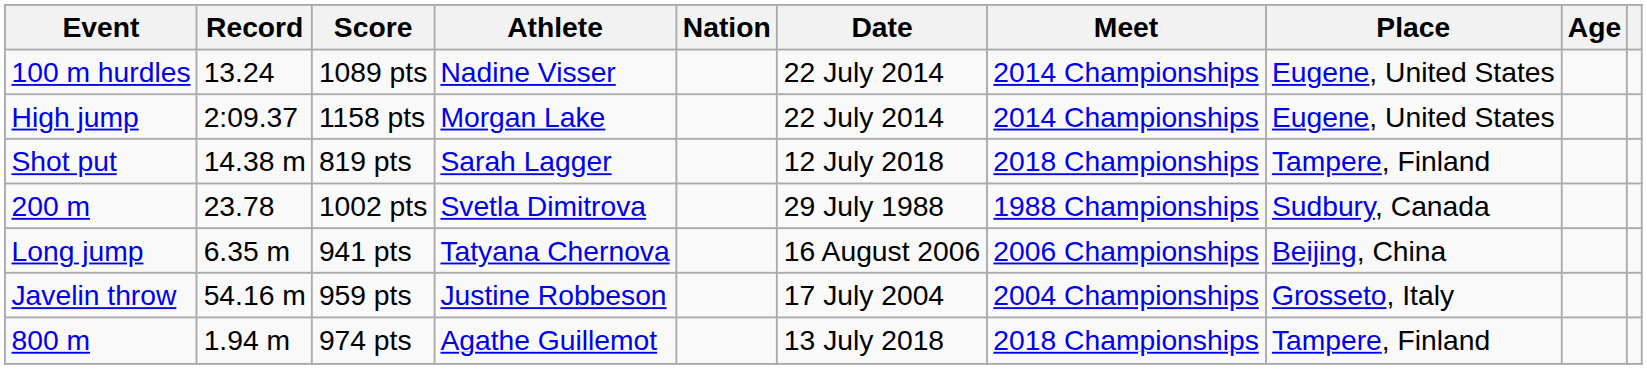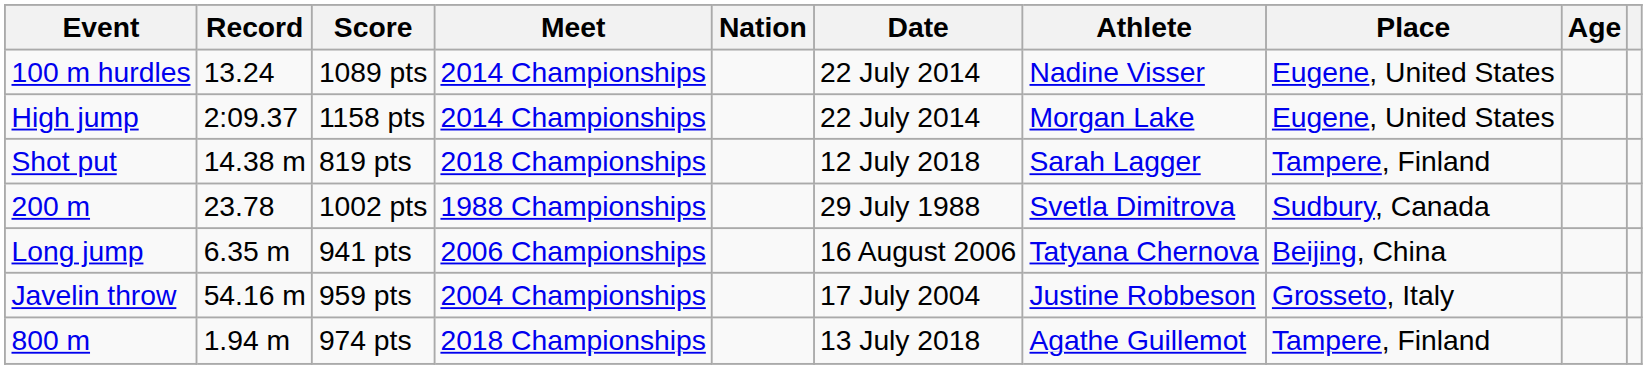columns swapped: (555, 27) <-> (1126, 27)
